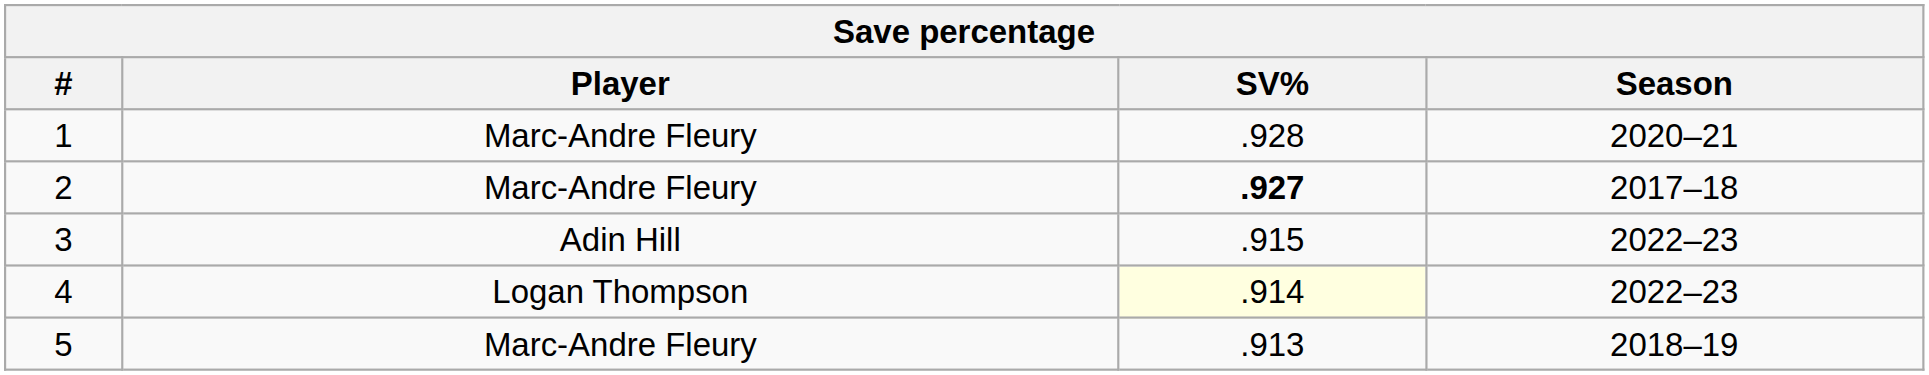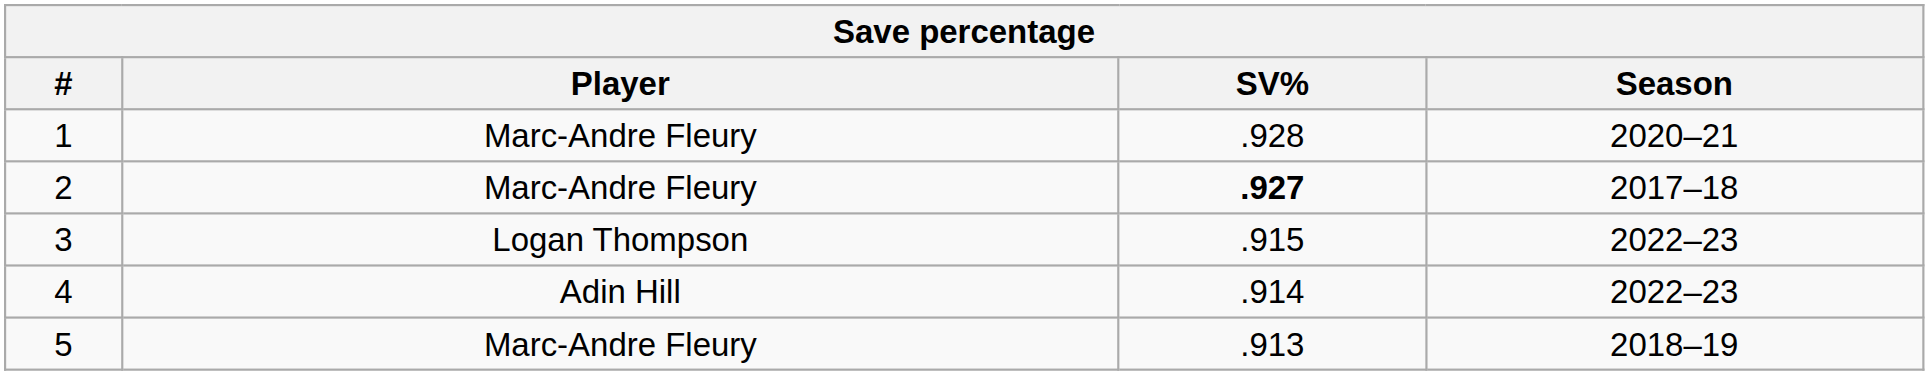(620, 240) Adin Hill -> (620, 240) Logan Thompson
(620, 292) Logan Thompson -> (620, 292) Adin Hill
(1272, 292) lightyellow background -> (1272, 292) no background
